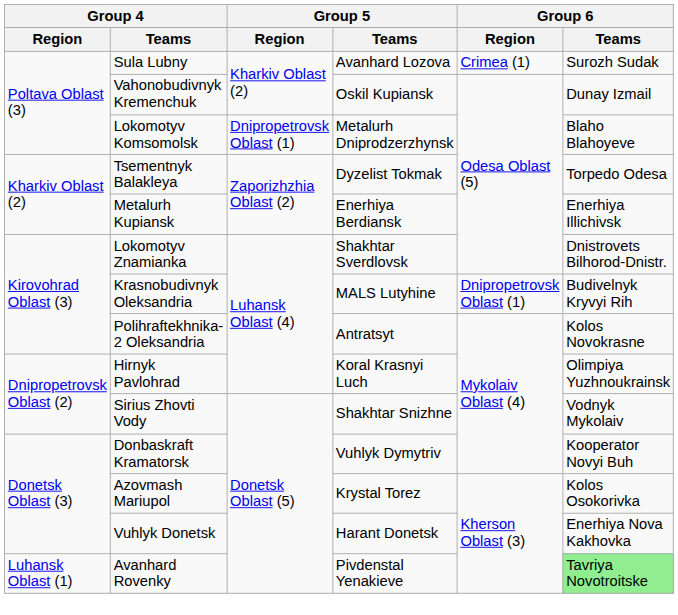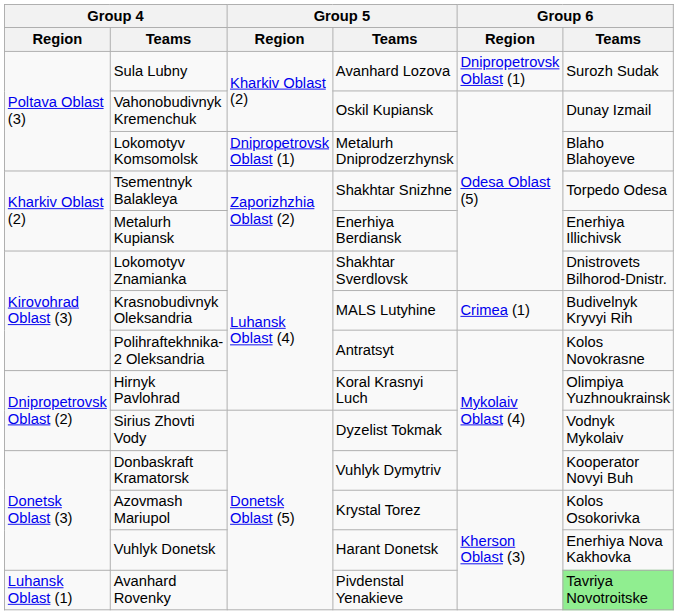(495, 62) Crimea (1) -> (510, 71) Dnipropetrovsk Oblast (1)
(389, 174) Dyzelist Tokmak -> (394, 190) Shakhtar Snizhne
(510, 294) Dnipropetrovsk Oblast (1) -> (495, 310) Crimea (1)
(394, 413) Shakhtar Snizhne -> (389, 430) Dyzelist Tokmak
